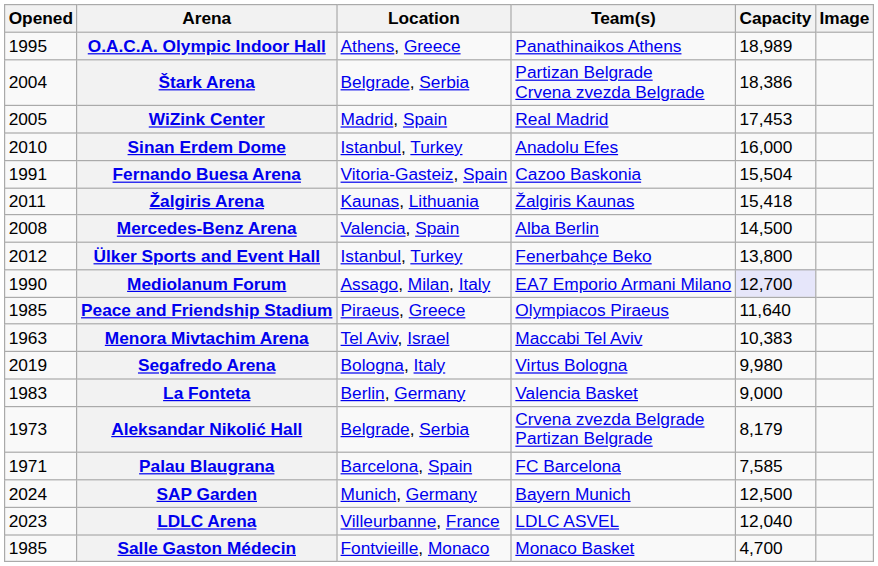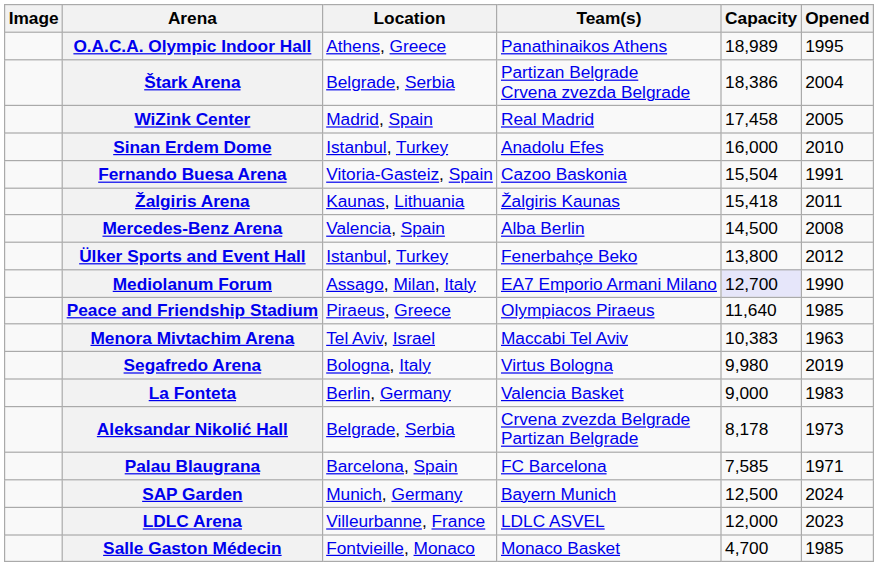columns swapped: (844, 19) <-> (41, 19)
(766, 120) 17,453 -> (751, 120) 17,458
(761, 430) 8,179 -> (747, 430) 8,178
(766, 521) 12,040 -> (751, 521) 12,000
